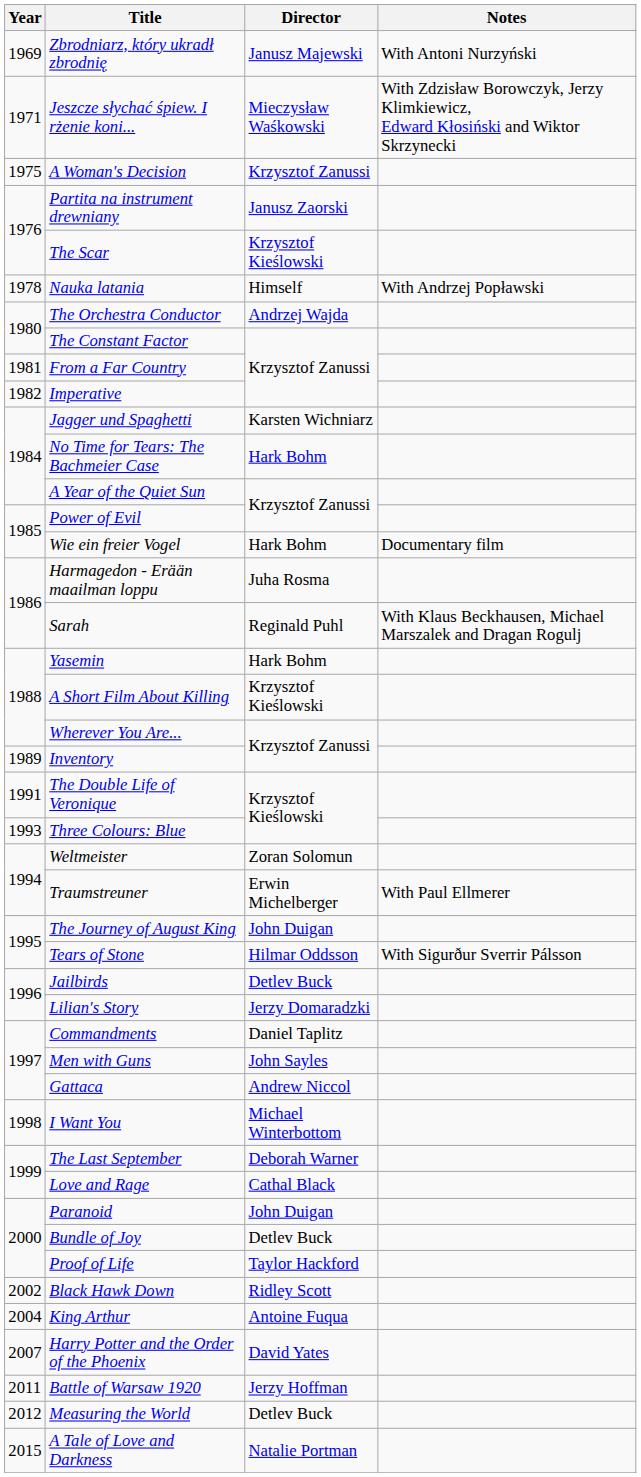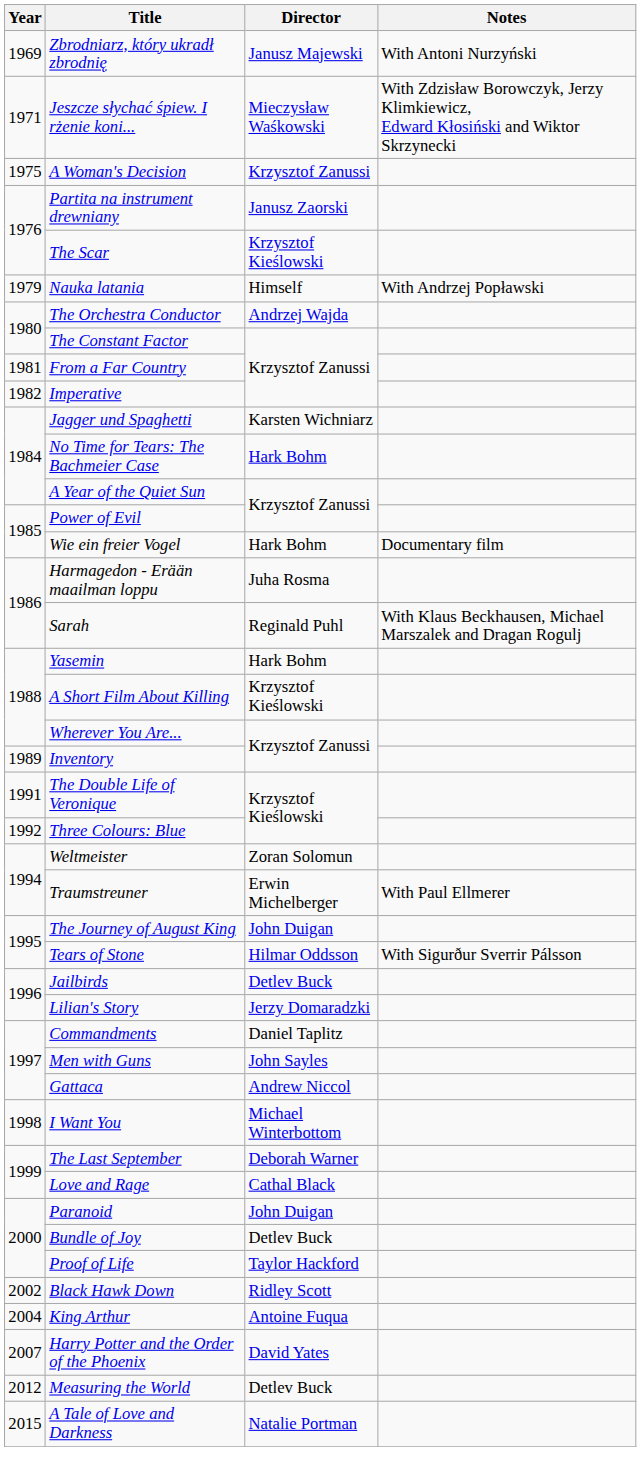(25, 288) 1978 -> (25, 288) 1979
(25, 830) 1993 -> (25, 830) 1992
- row: (125, 1388)
